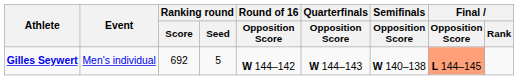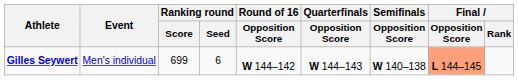(179, 61) 692 -> (179, 61) 699
(218, 61) 5 -> (218, 61) 6
